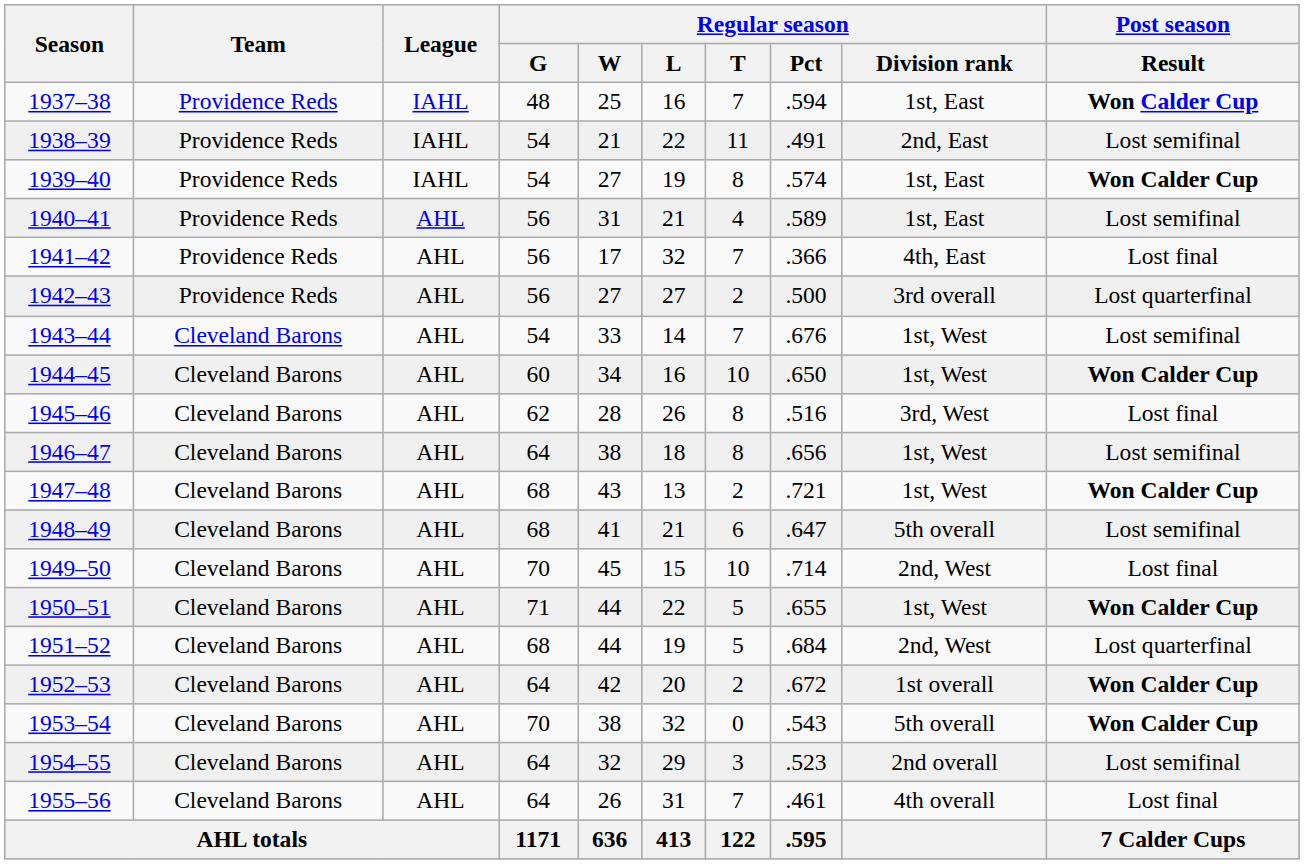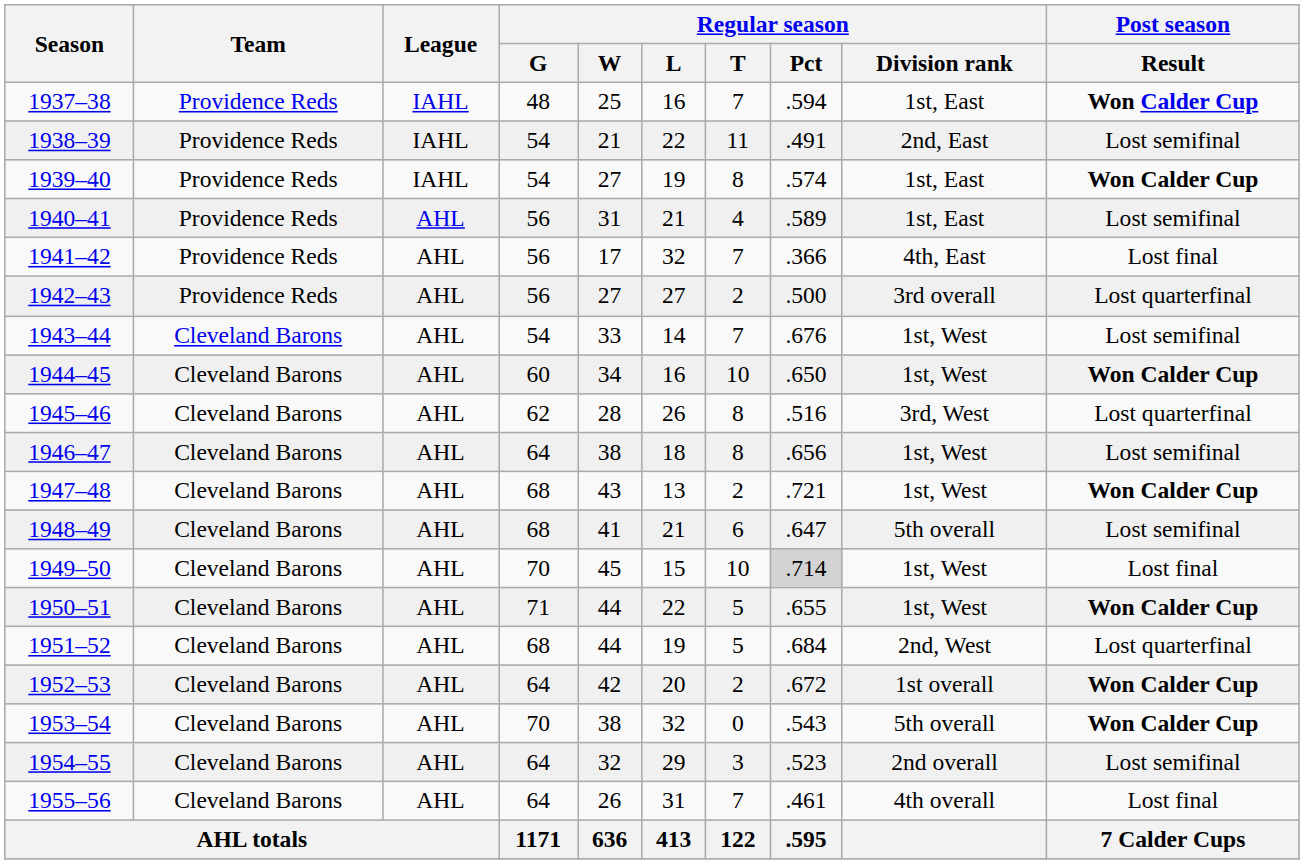(1173, 412) Lost final -> (1173, 412) Lost quarterfinal
(806, 567) no background -> (806, 567) lightgrey background
(944, 567) 2nd, West -> (944, 567) 1st, West
